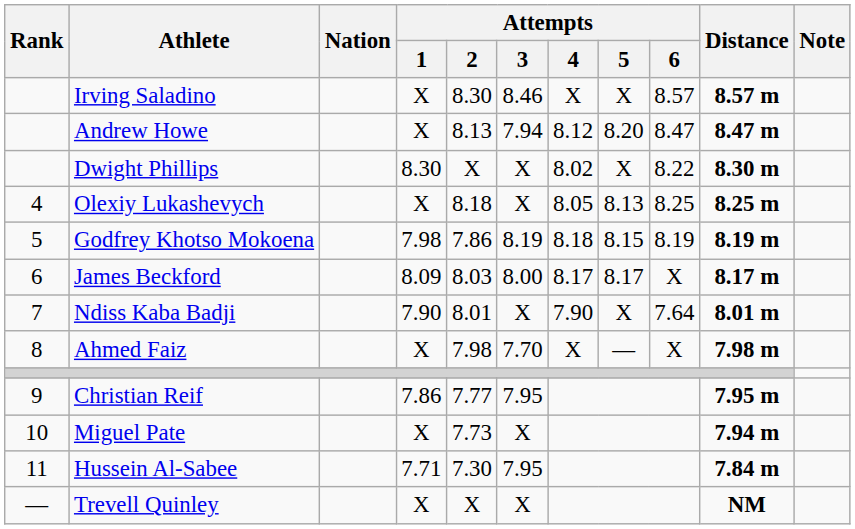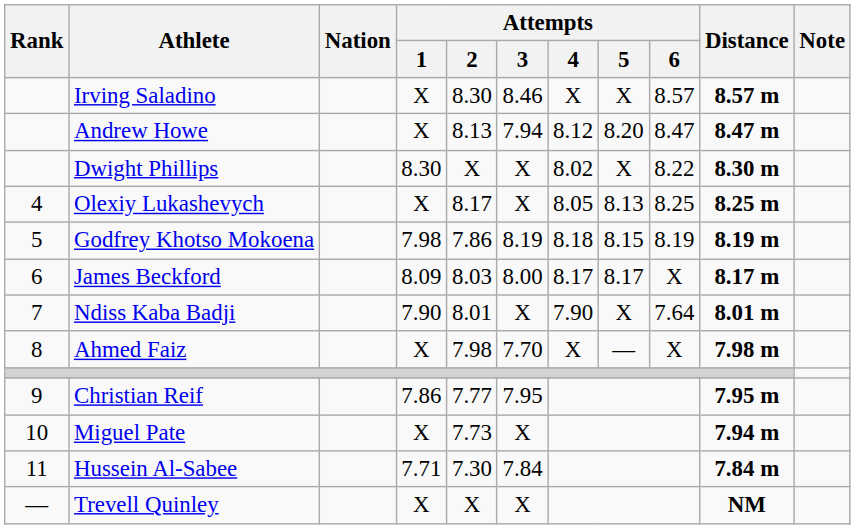(472, 204) 8.18 -> (472, 204) 8.17
(523, 468) 7.95 -> (523, 468) 7.84
